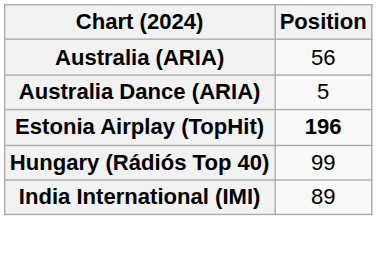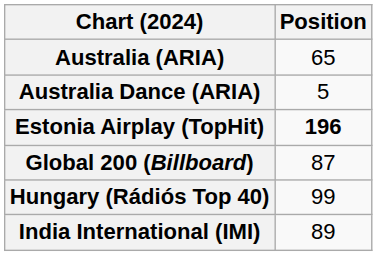(323, 57) 56 -> (323, 57) 65
+ row: (140, 162)
